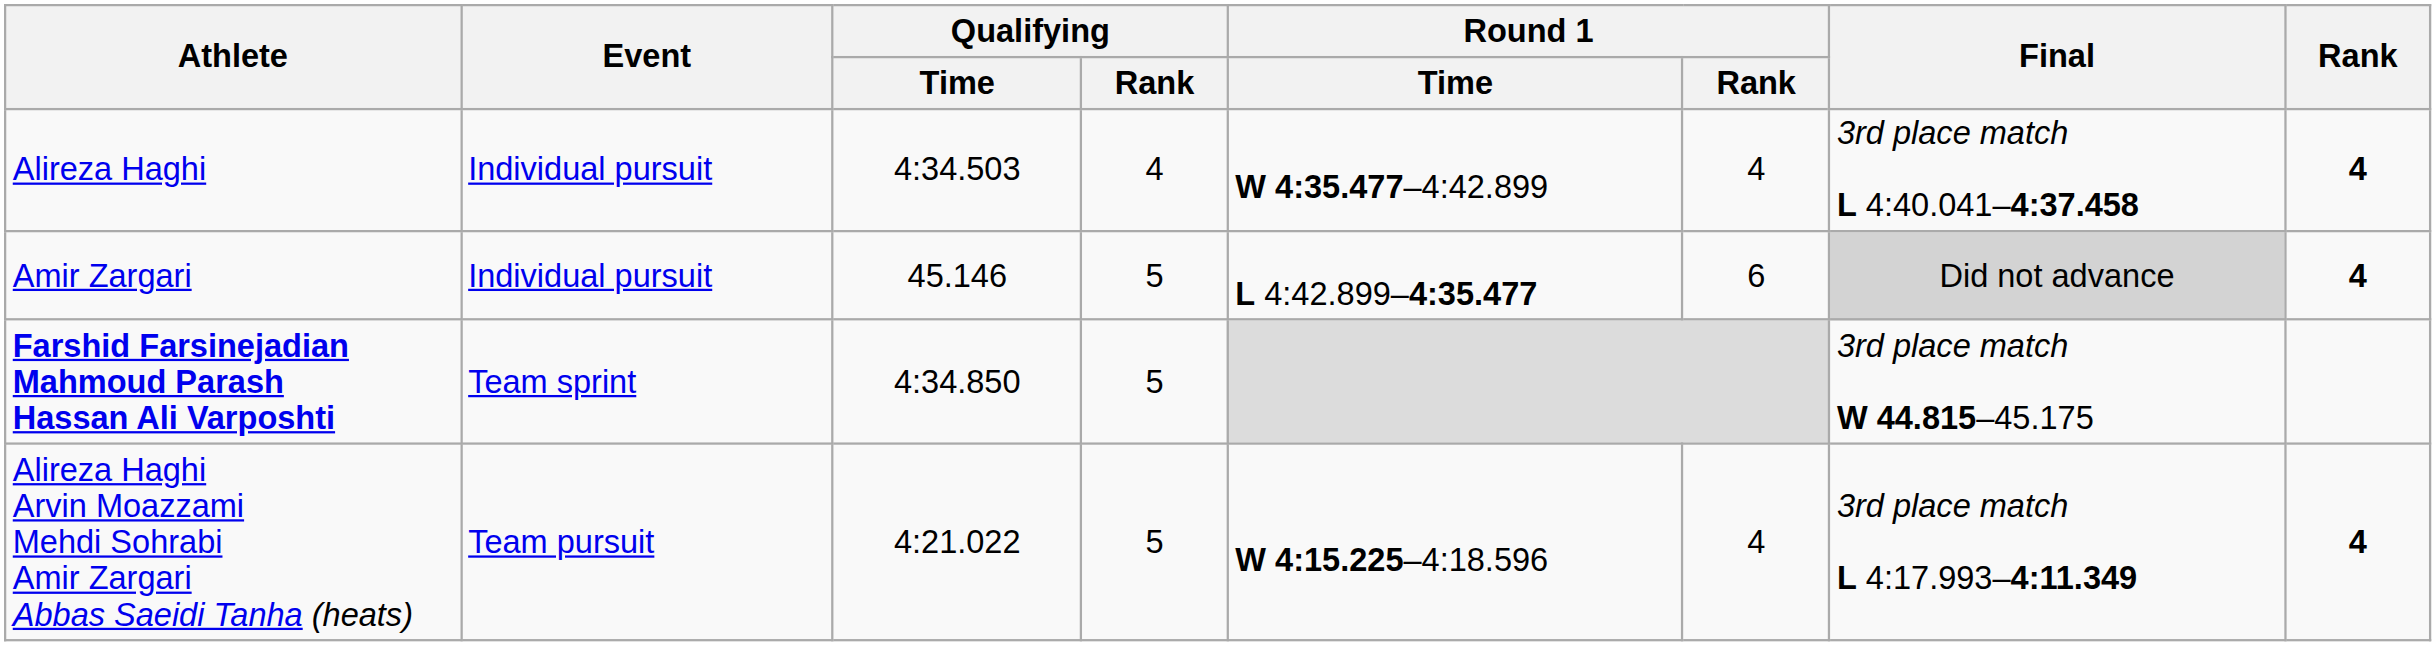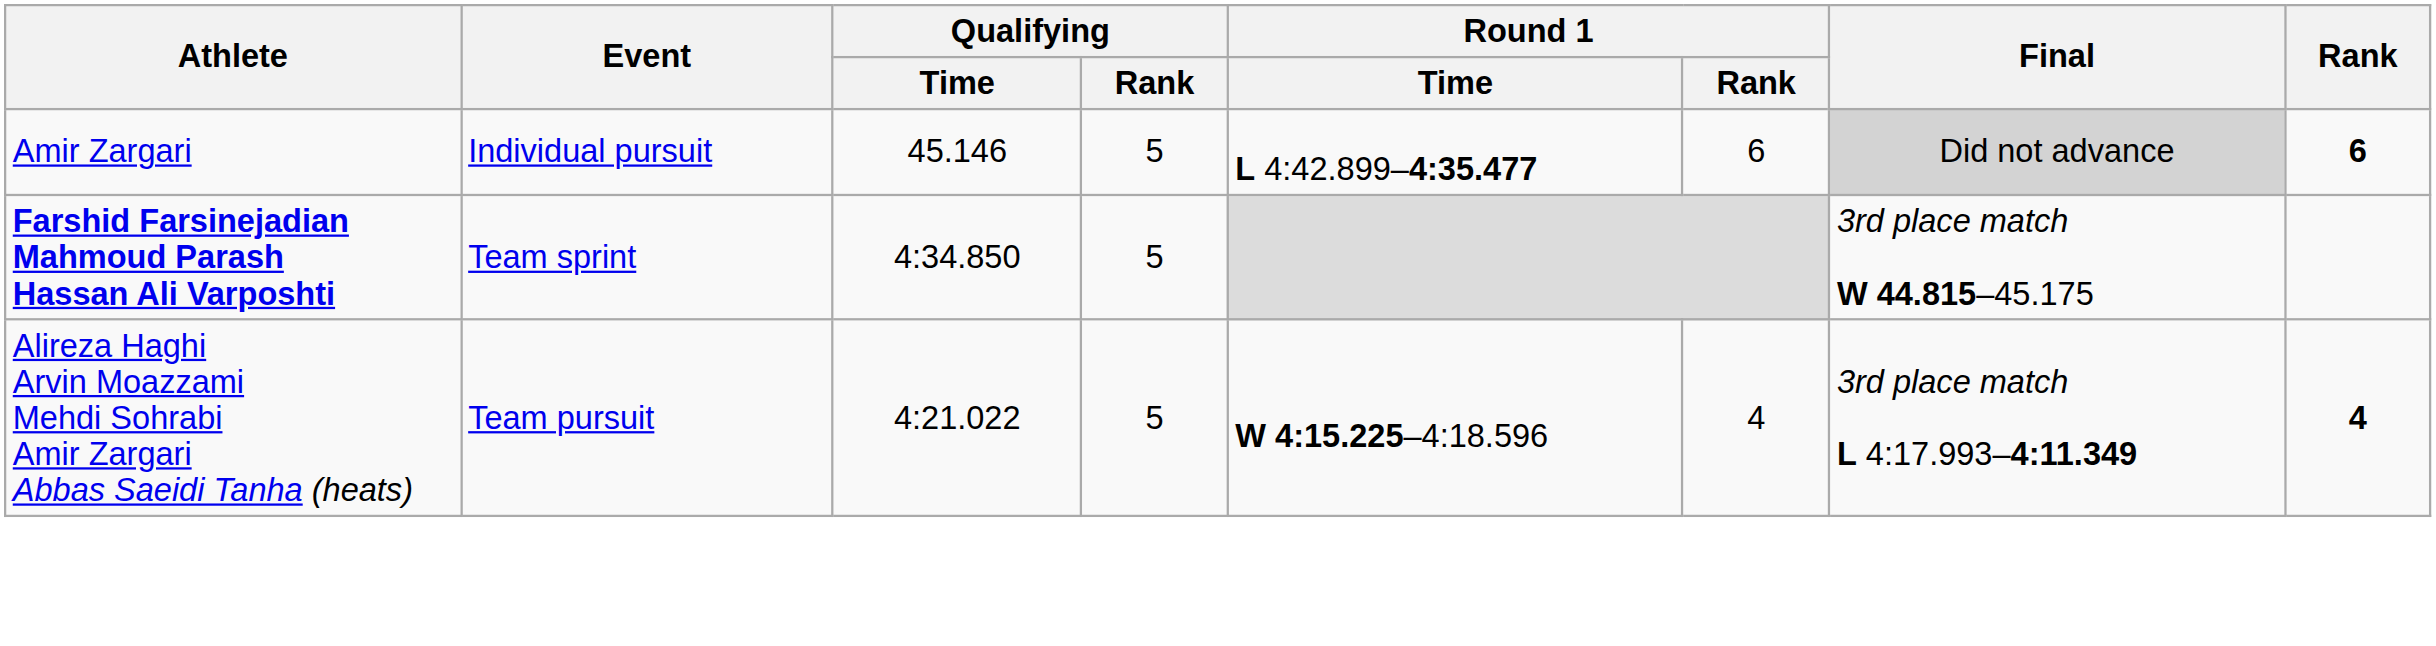- row: (109, 170)
(2358, 276) 4 -> (2358, 152) 6
